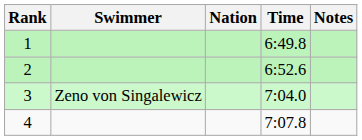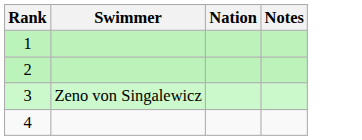- column: (285, 17)
